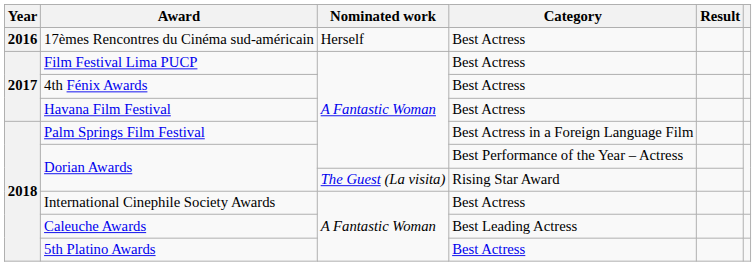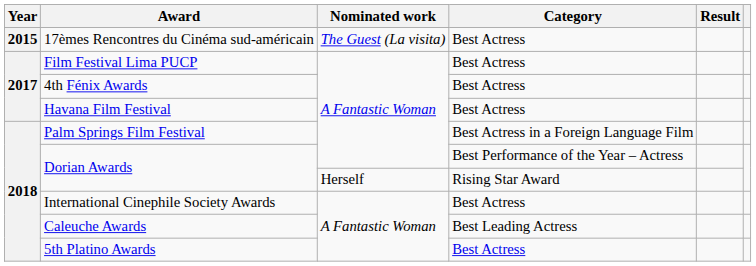(23, 39) 2016 -> (23, 39) 2015
(342, 39) Herself -> (383, 39) The Guest (La visita)
(383, 179) The Guest (La visita) -> (342, 179) Herself
